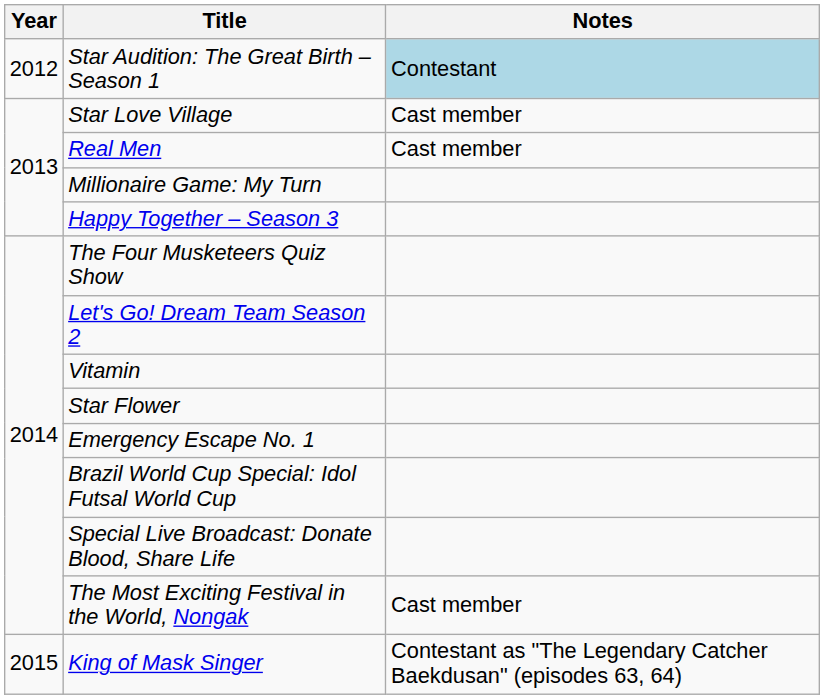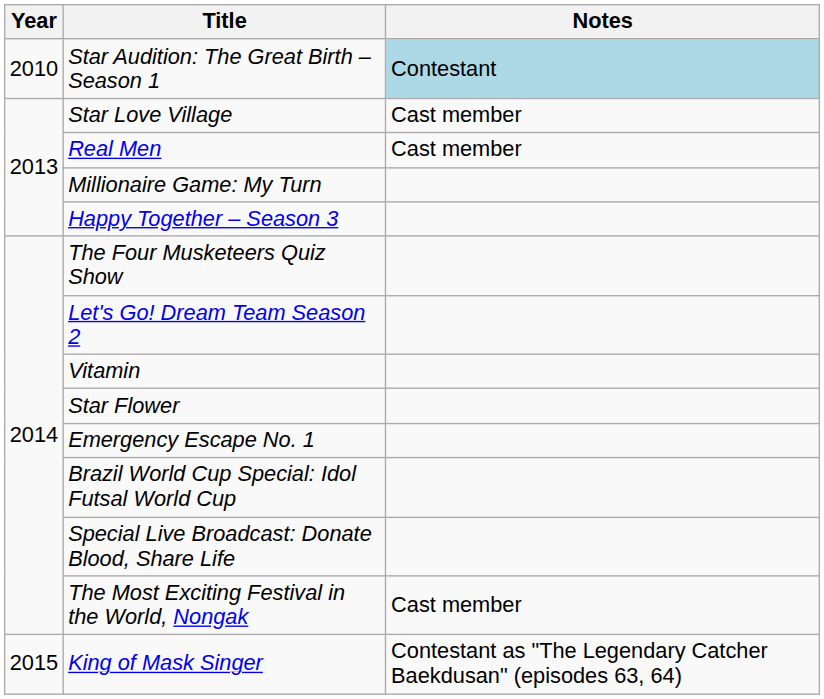(34, 68) 2012 -> (34, 68) 2010
